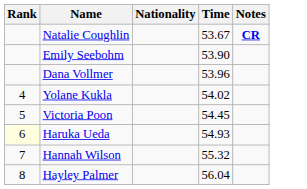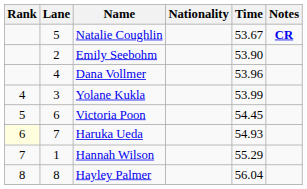+ column: (56, 14)
(216, 94) 54.02 -> (249, 94) 53.99
(216, 154) 55.32 -> (249, 154) 55.29
